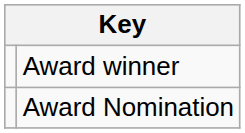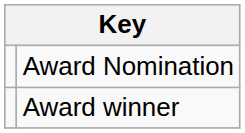rows swapped: (128, 107) <-> (101, 66)
